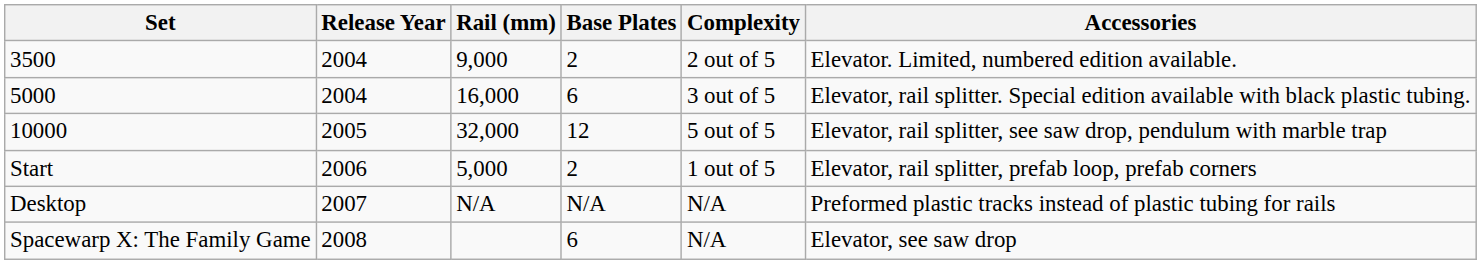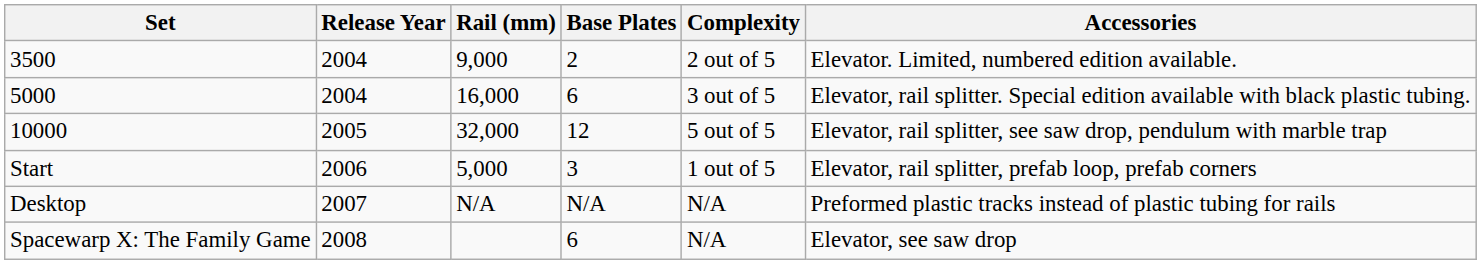(572, 167) 2 -> (572, 167) 3
